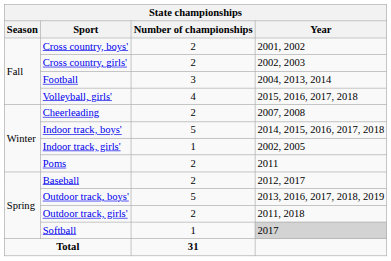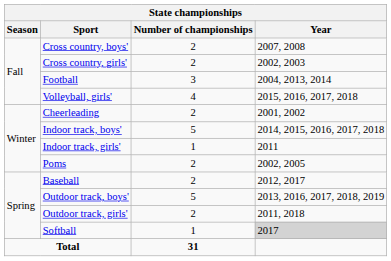(281, 46) 2001, 2002 -> (281, 46) 2007, 2008
(281, 113) 2007, 2008 -> (281, 113) 2001, 2002
(281, 146) 2002, 2005 -> (268, 146) 2011
(268, 163) 2011 -> (281, 163) 2002, 2005
